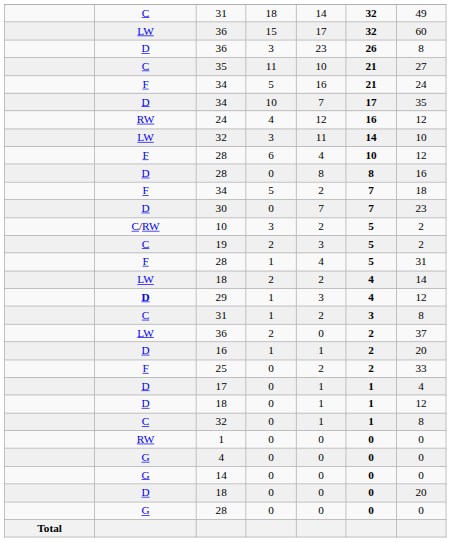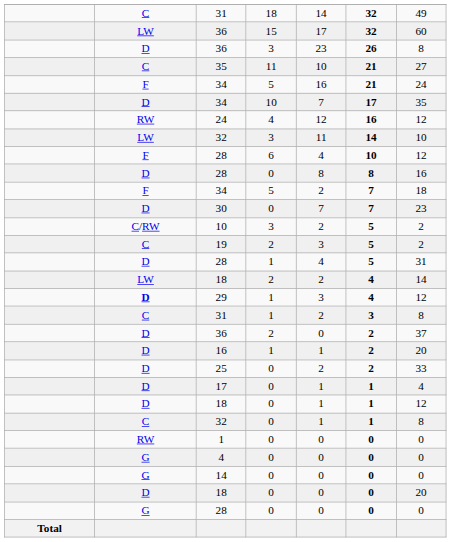(146, 262) F -> (146, 262) D
(146, 333) LW -> (146, 333) D
(146, 368) F -> (146, 368) D
